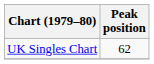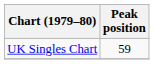(124, 48) 62 -> (124, 48) 59
